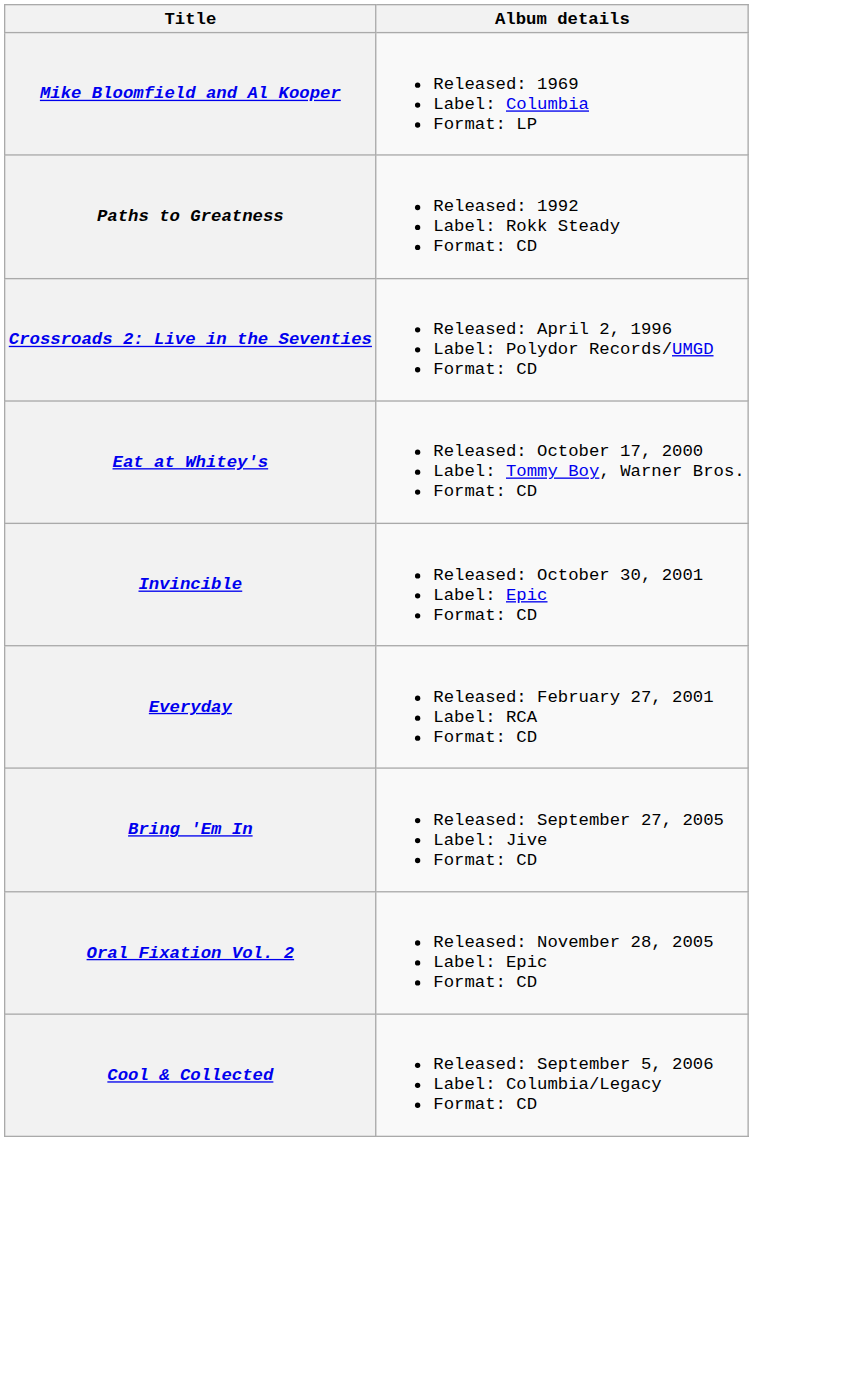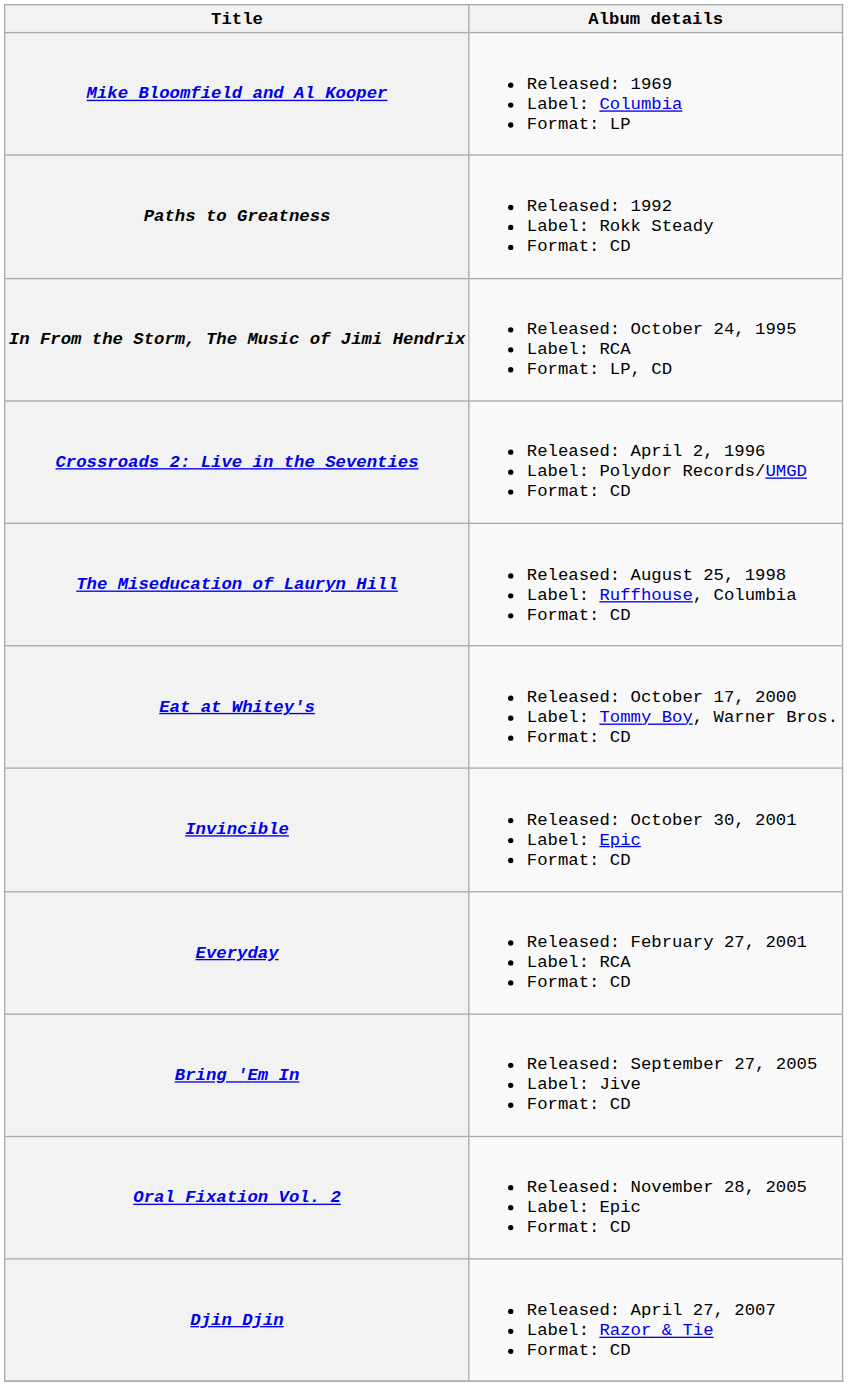+ row: (237, 339)
+ row: (237, 585)
- row: (190, 1075)
+ row: (237, 1320)
